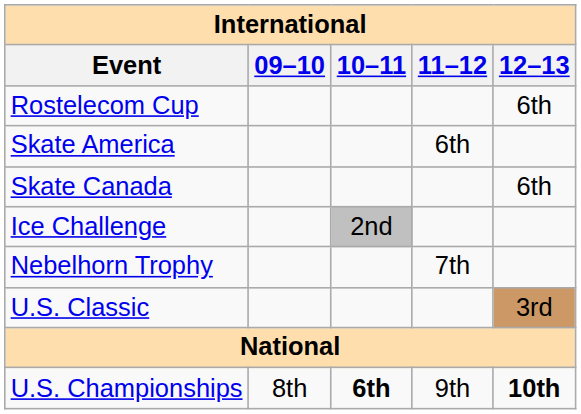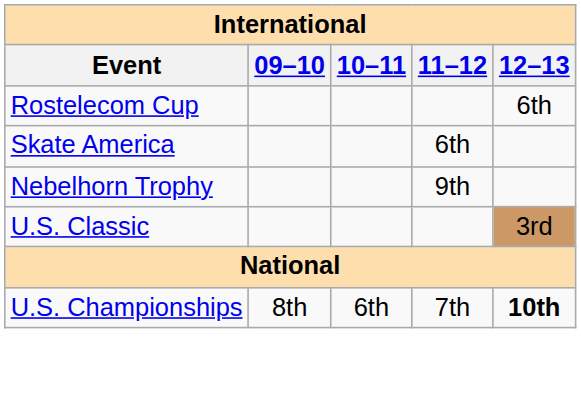- row: (91, 186)
- row: (88, 226)
(452, 266) 7th -> (452, 186) 9th
(371, 387) bold -> (371, 307) normal
(452, 387) 9th -> (452, 307) 7th
